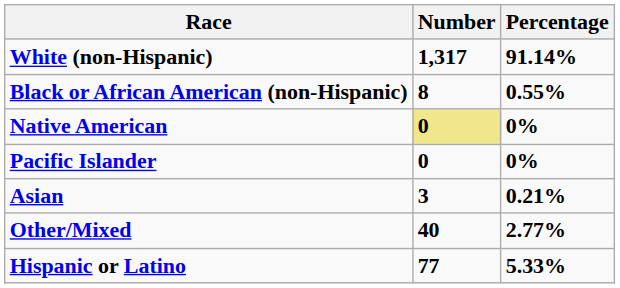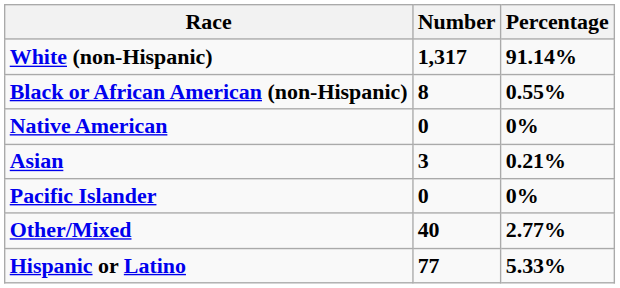(423, 126) khaki background -> (423, 126) no background
rows swapped: (37, 195) <-> (83, 160)
